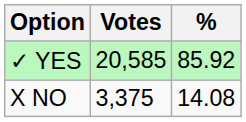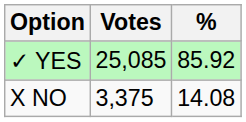(131, 60) 20,585 -> (131, 60) 25,085
